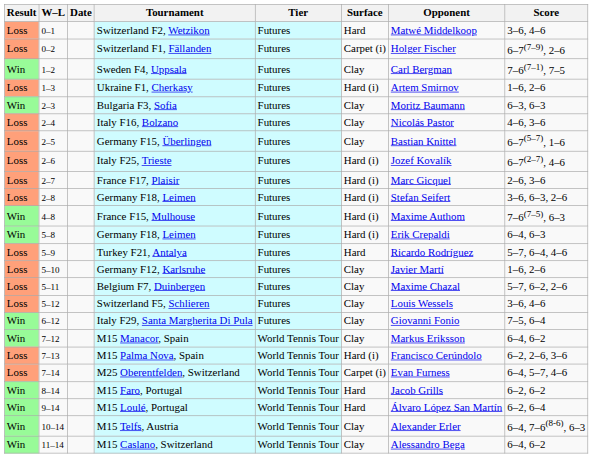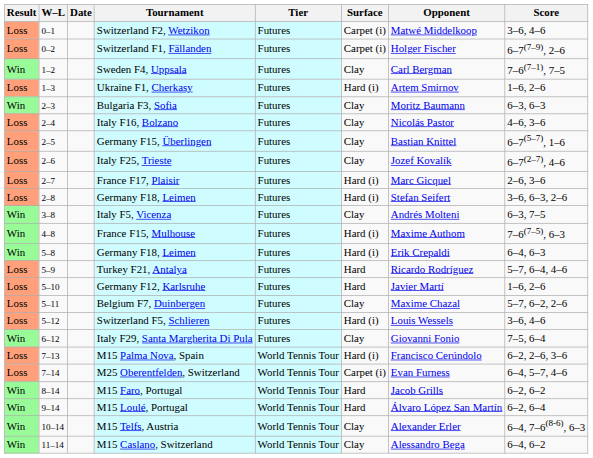(355, 30) Hard -> (365, 30) Carpet (i)
(361, 161) Hard (i) -> (354, 161) Clay
+ row: (48, 215)
(354, 269) Clay -> (355, 286) Hard
(354, 303) Clay -> (361, 321) Hard (i)
- row: (51, 339)
